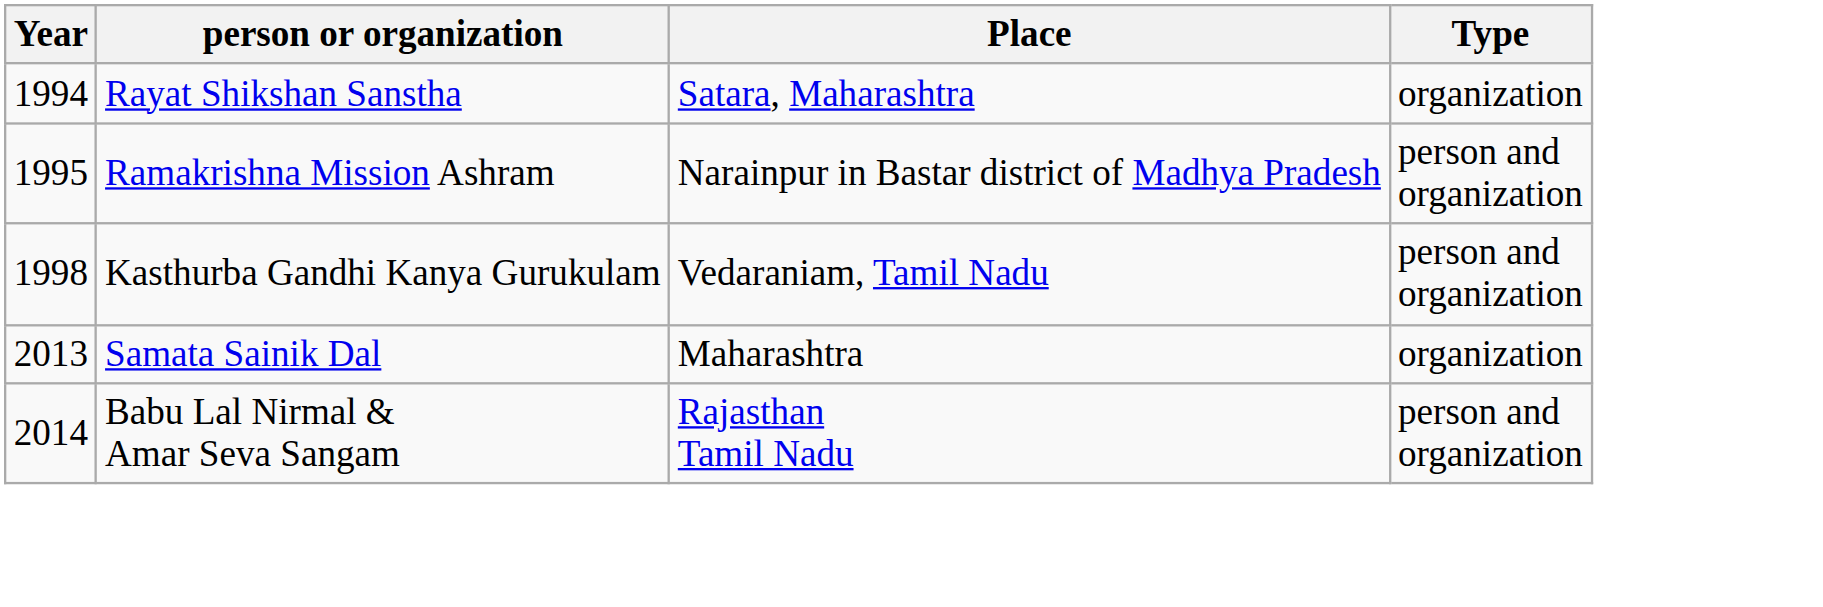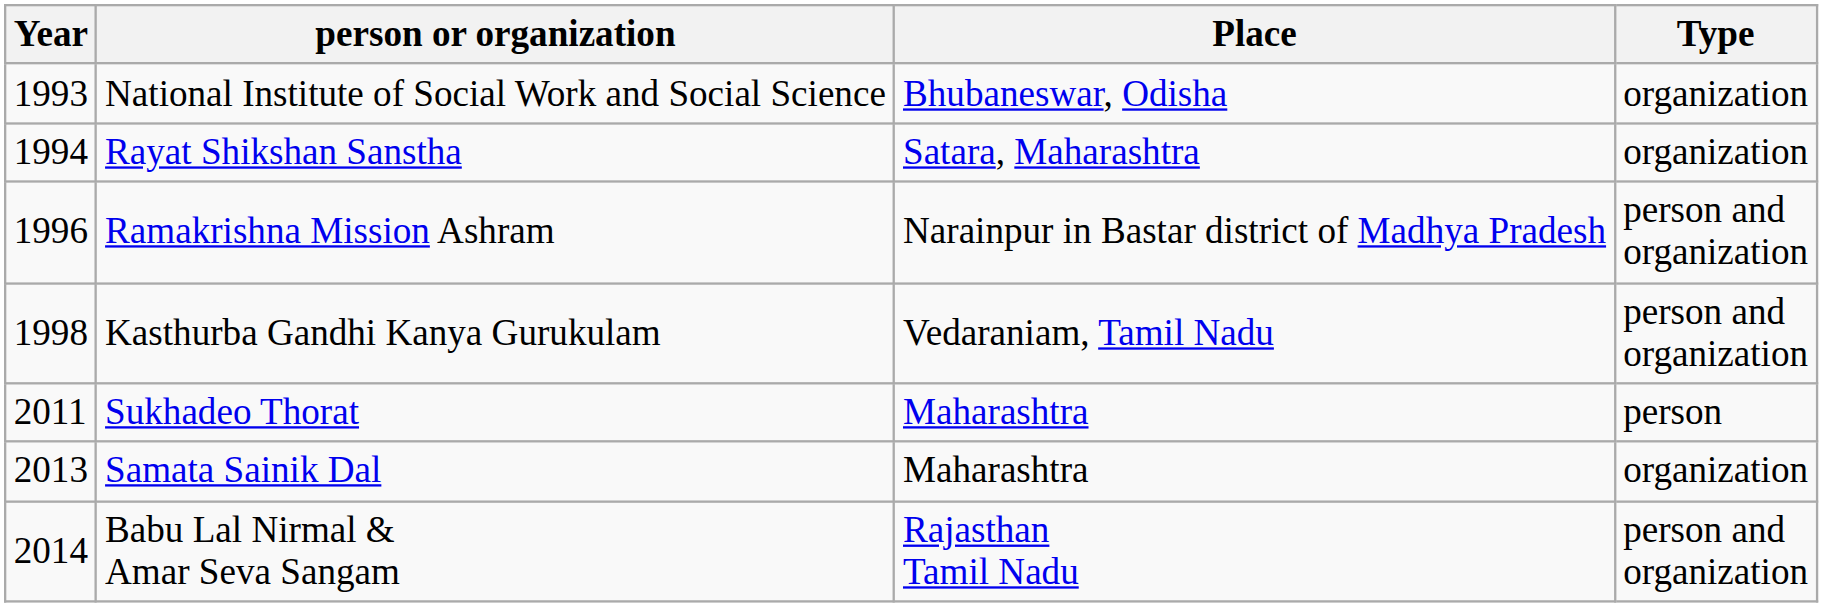+ row: (495, 92)
(51, 172) 1995 -> (51, 231) 1996
+ row: (232, 411)
